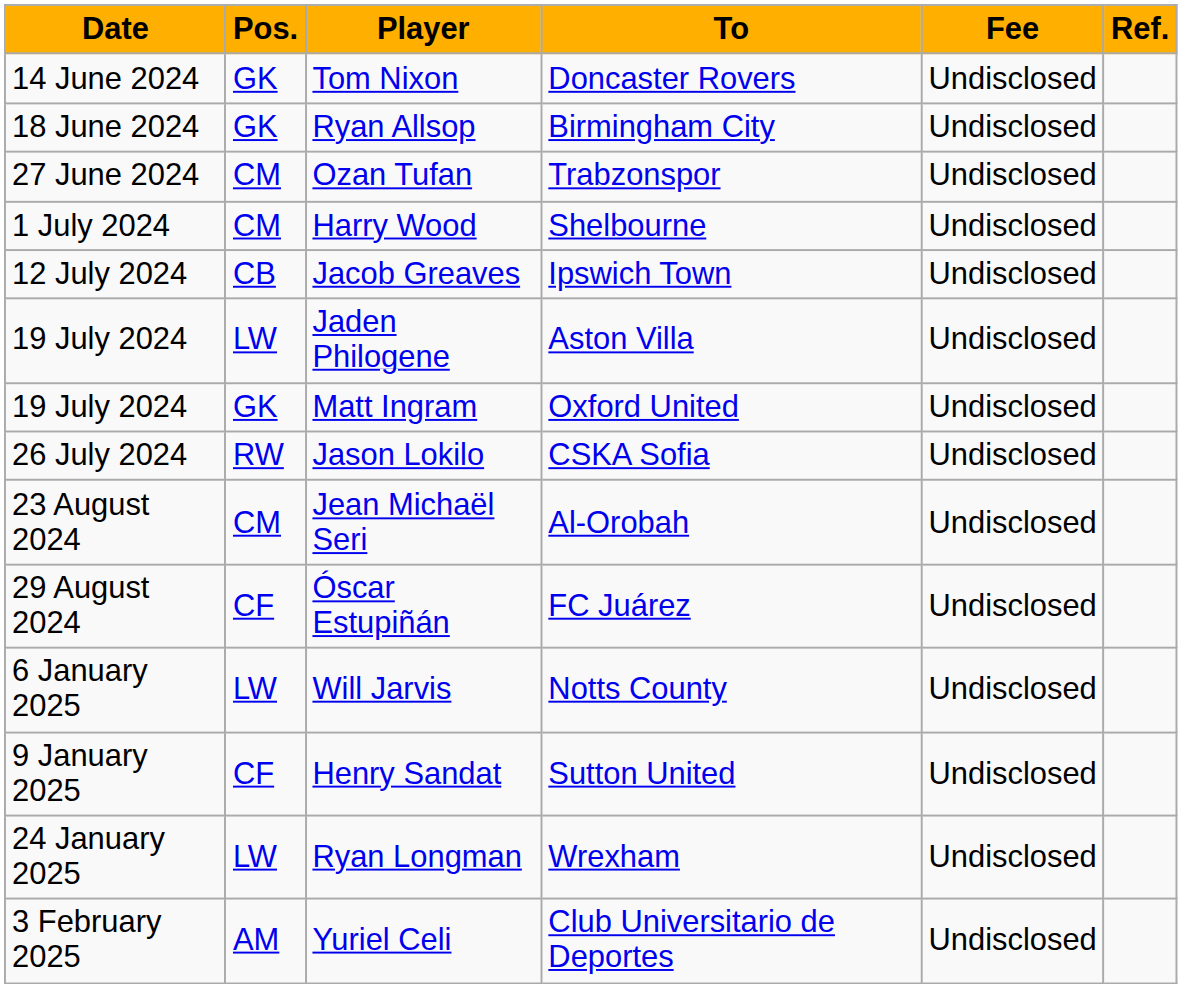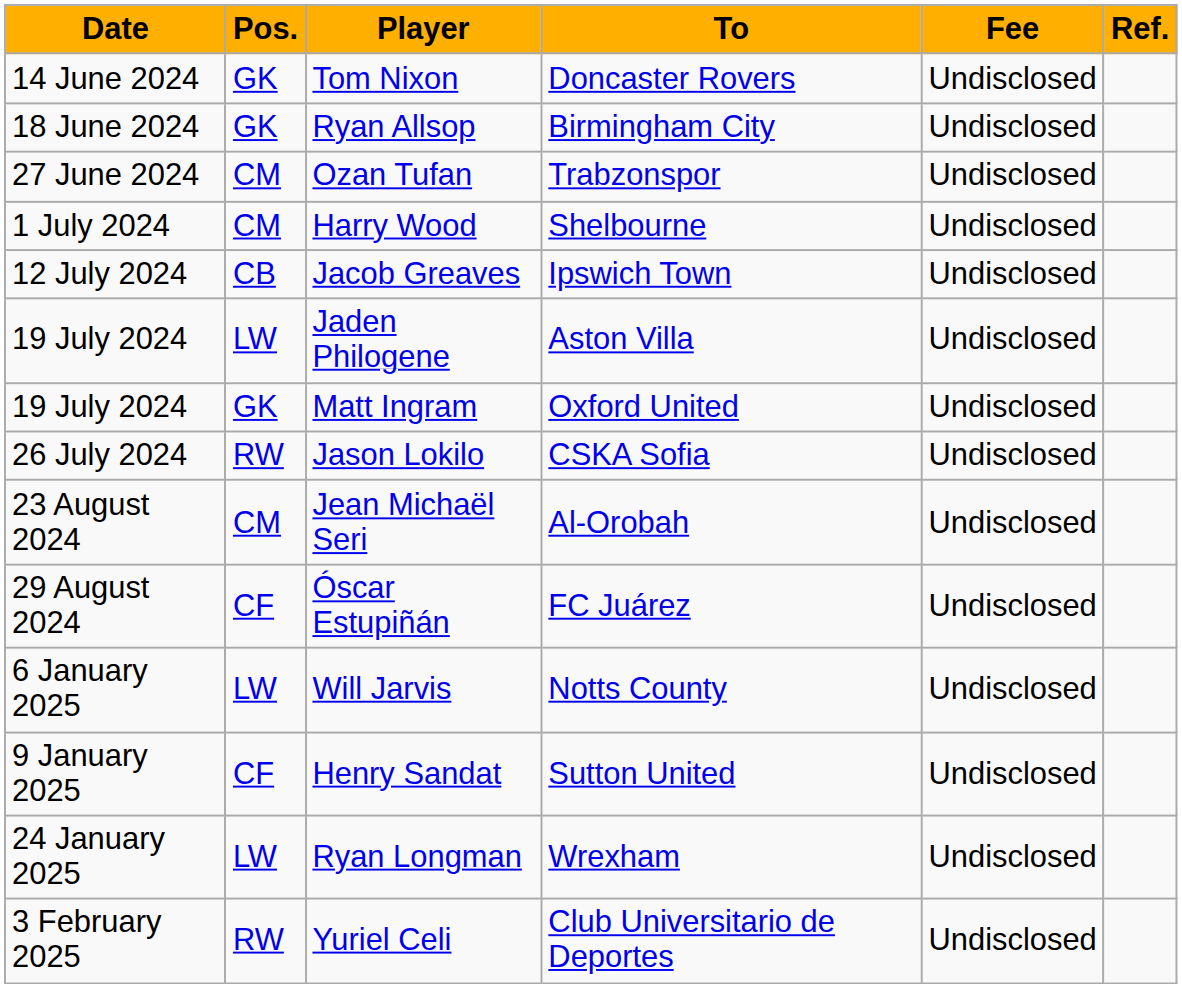(256, 940) AM -> (258, 940) RW
